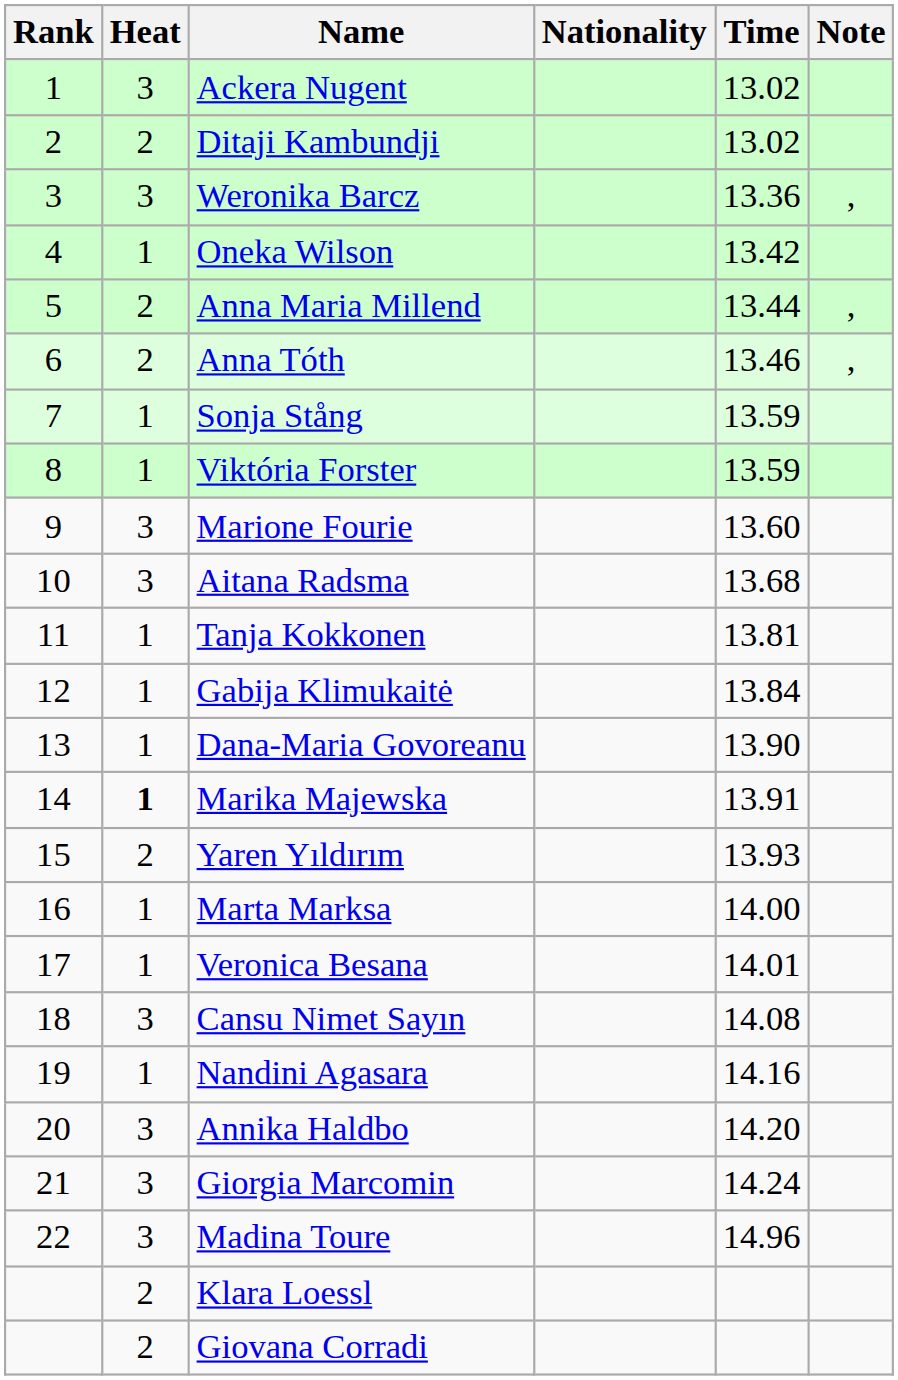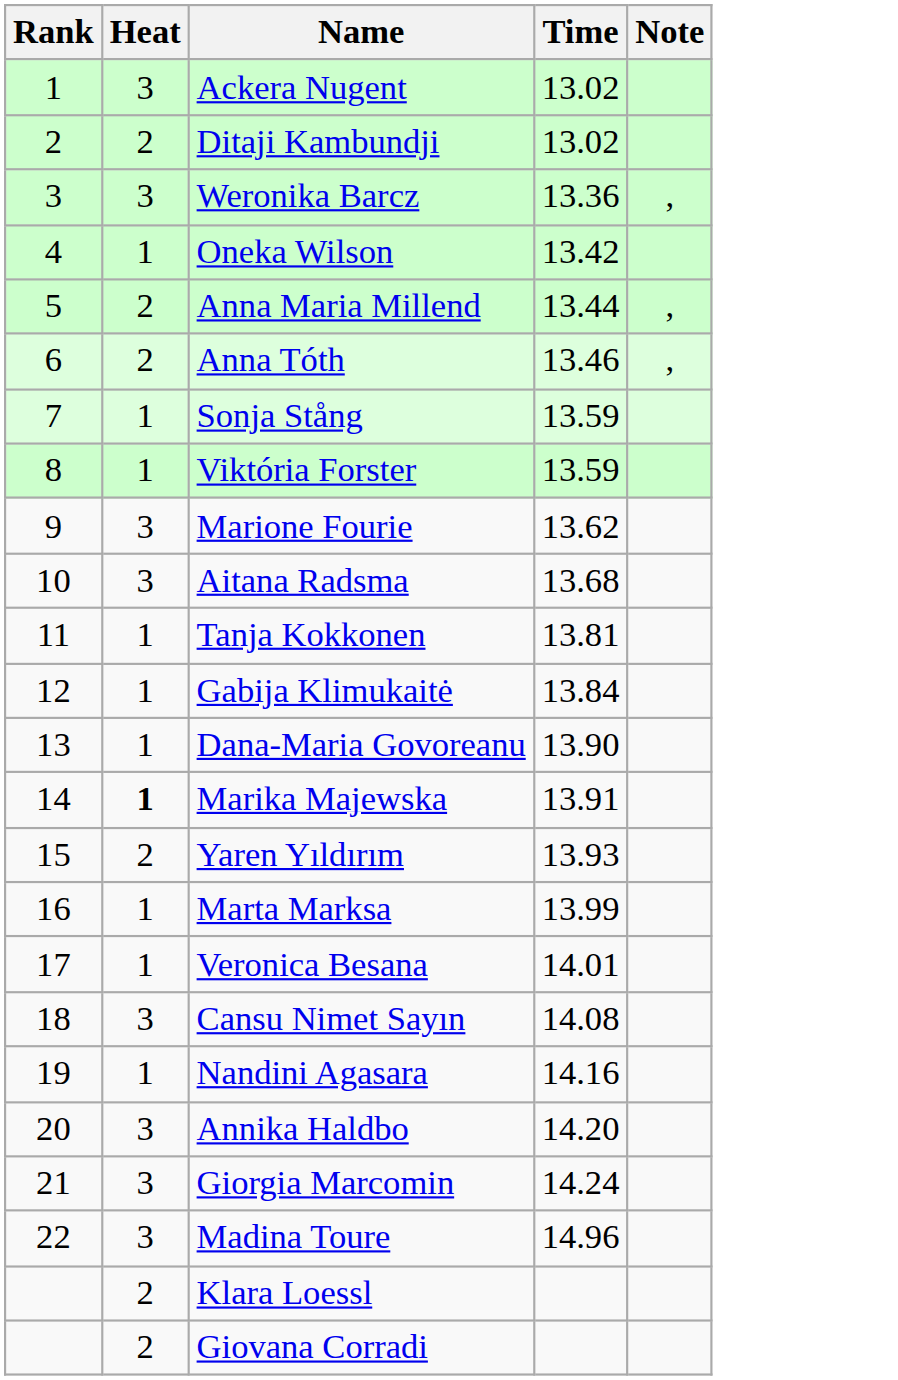- column: (624, 31)
(762, 525) 13.60 -> (581, 525) 13.62
(762, 908) 14.00 -> (581, 908) 13.99
